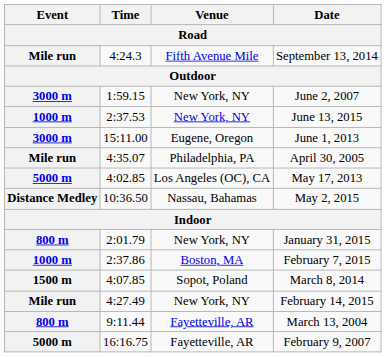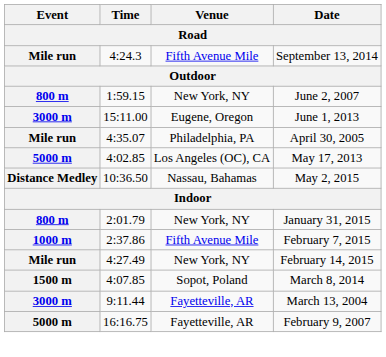(52, 96) 3000 m -> (52, 96) 800 m
- row: (327, 116)
(212, 259) Boston, MA -> (212, 239) Fifth Avenue Mile
rows swapped: (327, 280) <-> (327, 300)
(52, 321) 800 m -> (52, 300) 3000 m
